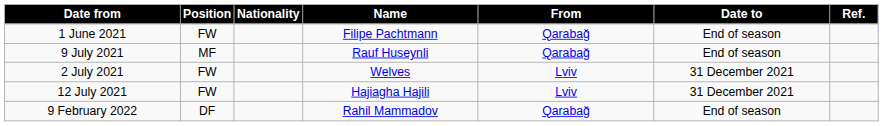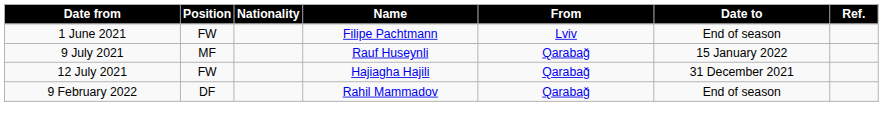(566, 34) Qarabağ -> (566, 34) Lviv
(742, 53) End of season -> (742, 53) 15 January 2022
- row: (92, 72)
(566, 92) Lviv -> (566, 72) Qarabağ
